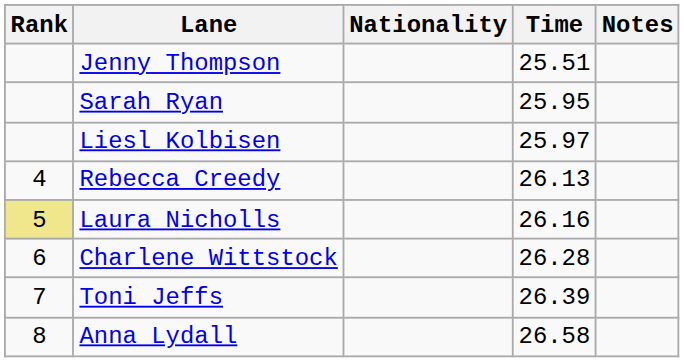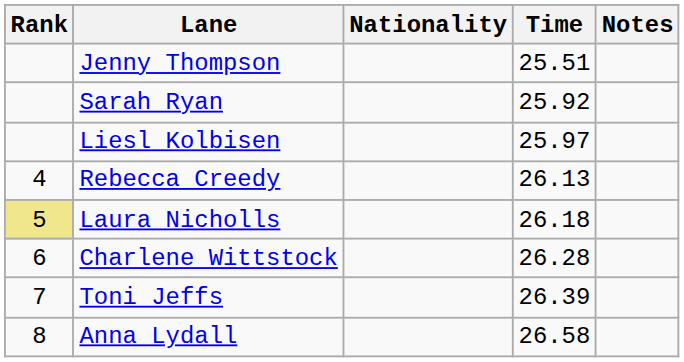(554, 102) 25.95 -> (554, 102) 25.92
(554, 219) 26.16 -> (554, 219) 26.18
